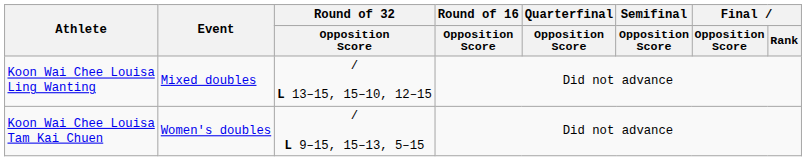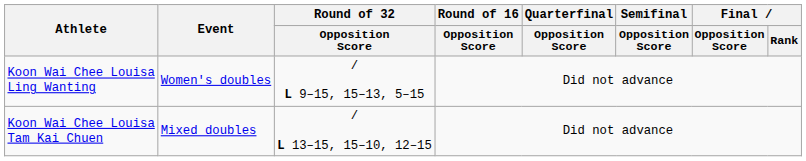(209, 81) Mixed doubles -> (216, 81) Women's doubles
(354, 81) / L 13–15, 15–10, 12–15 -> (354, 81) / L 9–15, 15–13, 5–15
(216, 131) Women's doubles -> (209, 131) Mixed doubles
(354, 131) / L 9–15, 15–13, 5–15 -> (354, 131) / L 13–15, 15–10, 12–15
